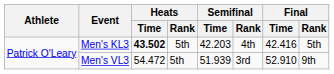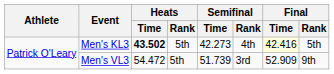(215, 45) 42.203 -> (215, 45) 42.273
(281, 45) no background -> (281, 45) lightyellow background
(215, 61) 51.939 -> (215, 61) 51.739
(281, 61) 52.910 -> (281, 61) 52.909
